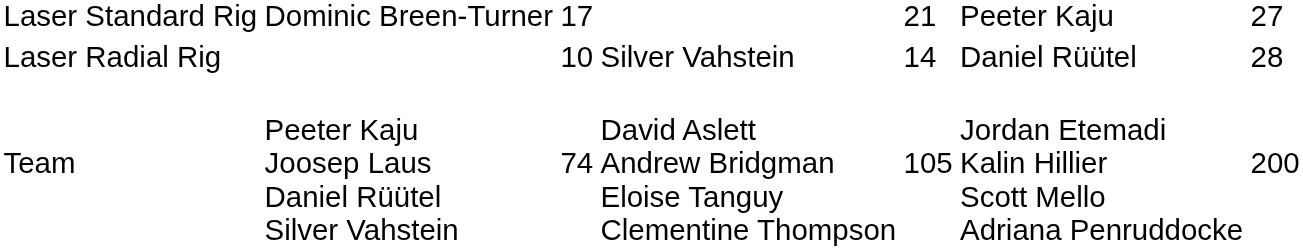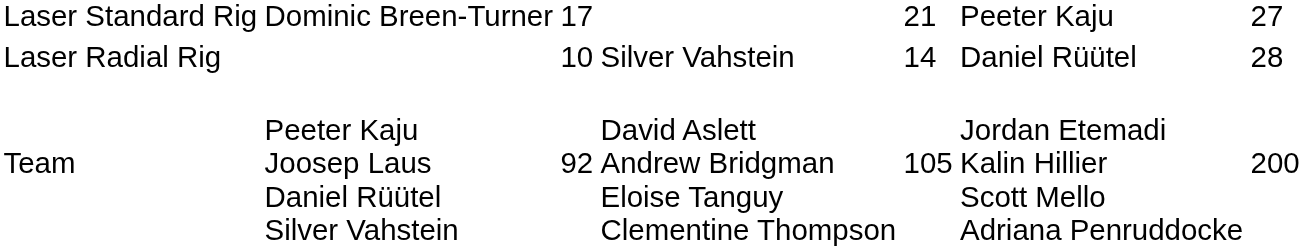(577, 163) 74 -> (577, 163) 92
